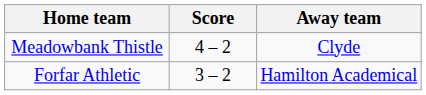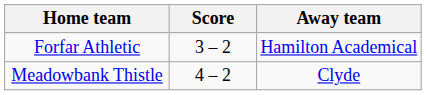rows swapped: (87, 47) <-> (87, 75)
